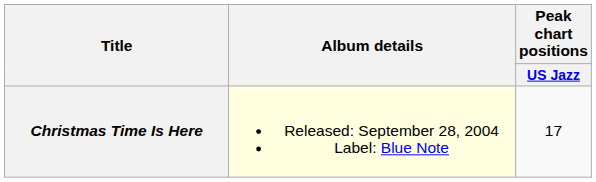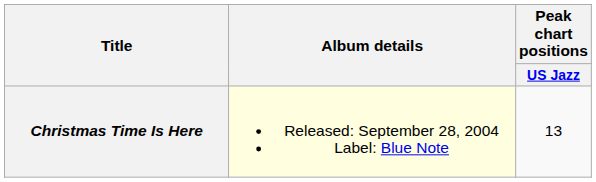(553, 131) 17 -> (553, 131) 13
